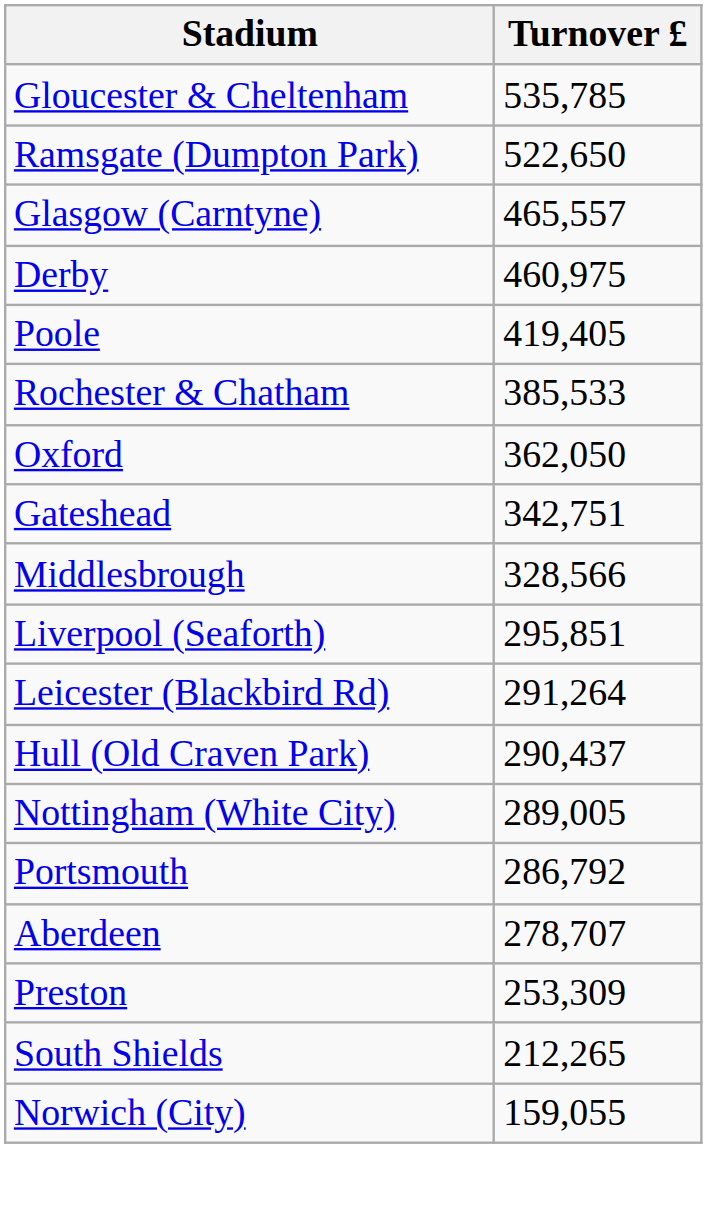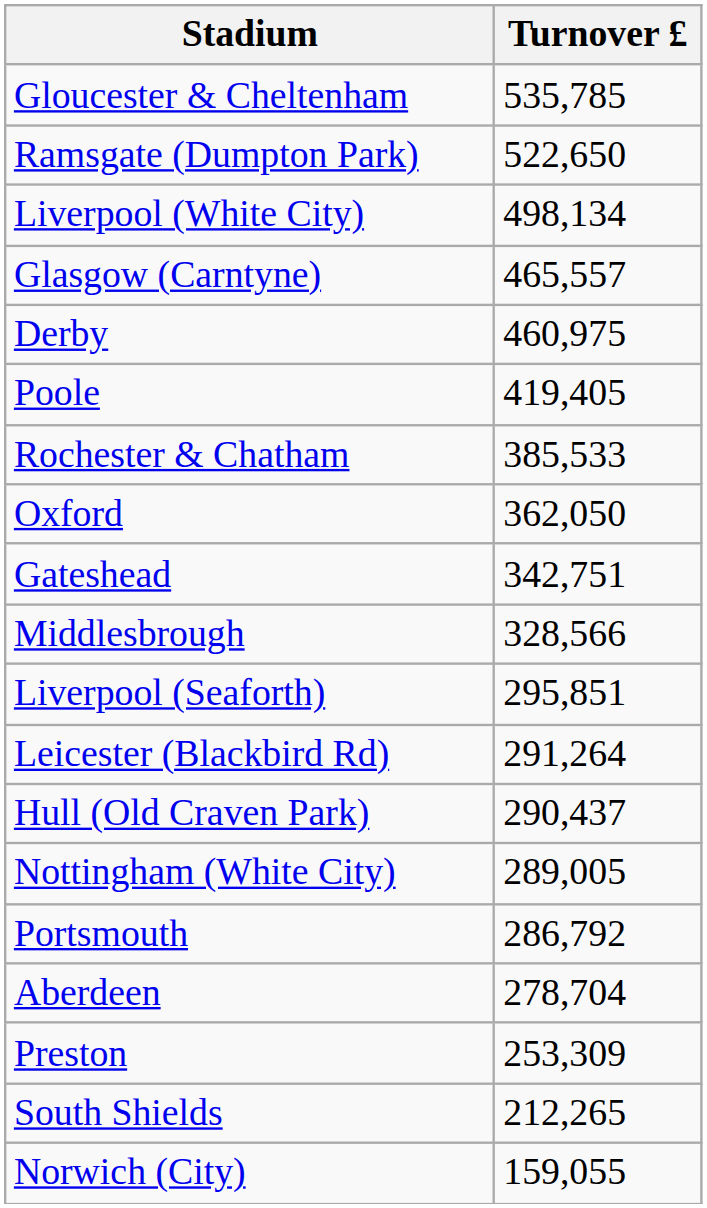+ row: (189, 214)
(565, 932) 278,707 -> (565, 992) 278,704
